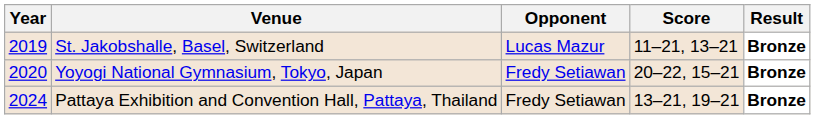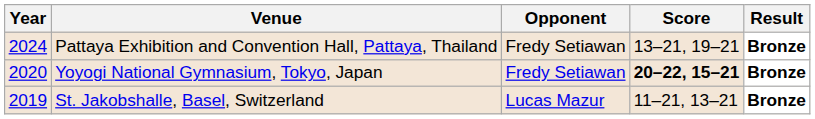rows swapped: (190, 46) <-> (276, 101)
(686, 73) normal -> (686, 73) bold
